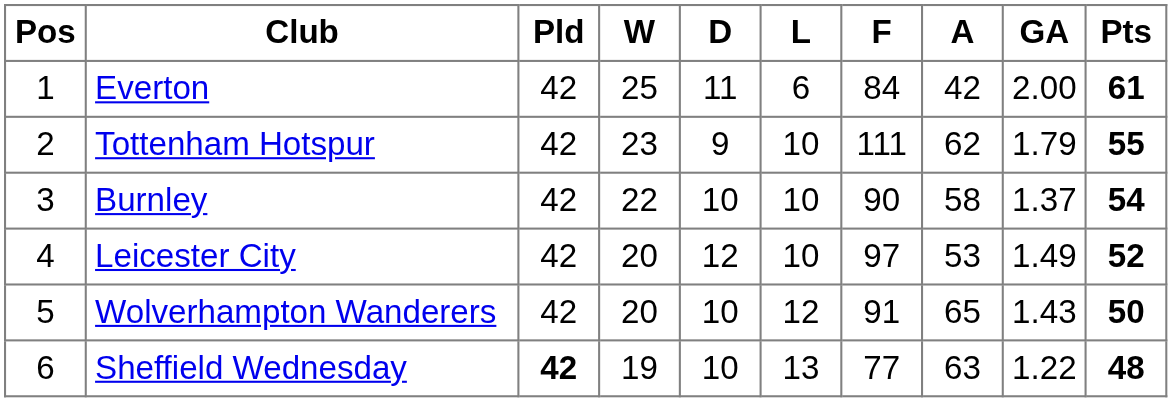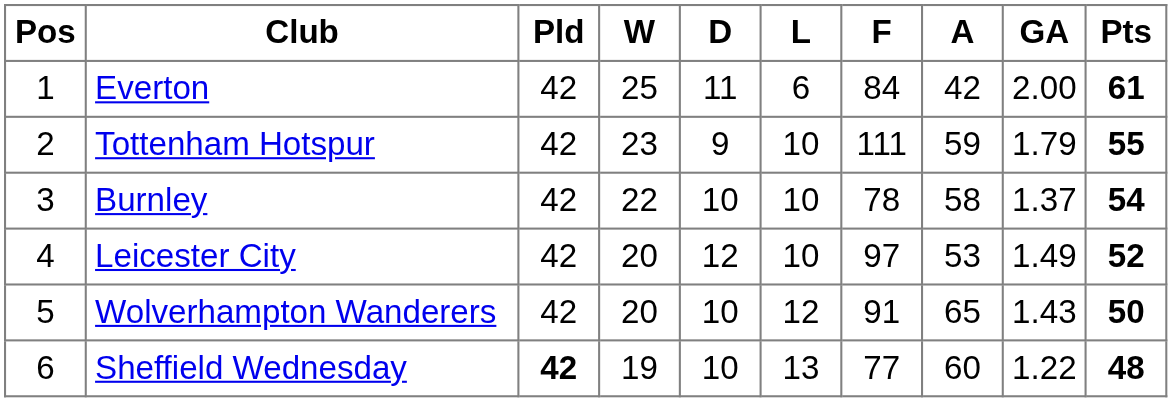(962, 144) 62 -> (962, 144) 59
(882, 200) 90 -> (882, 200) 78
(962, 367) 63 -> (962, 367) 60
